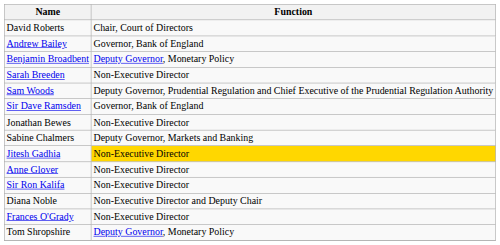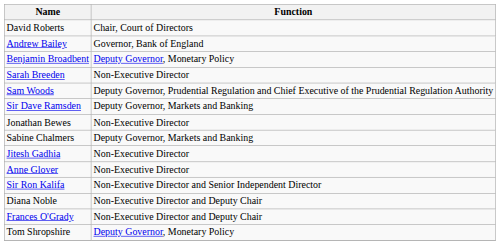(148, 106) Governor, Bank of England -> (173, 106) Deputy Governor, Markets and Banking
(141, 153) gold background -> (141, 153) no background
(141, 185) Non-Executive Director -> (207, 185) Non-Executive Director and Senior Independent Director
(141, 216) Non-Executive Director -> (178, 216) Non-Executive Director and Deputy Chair
